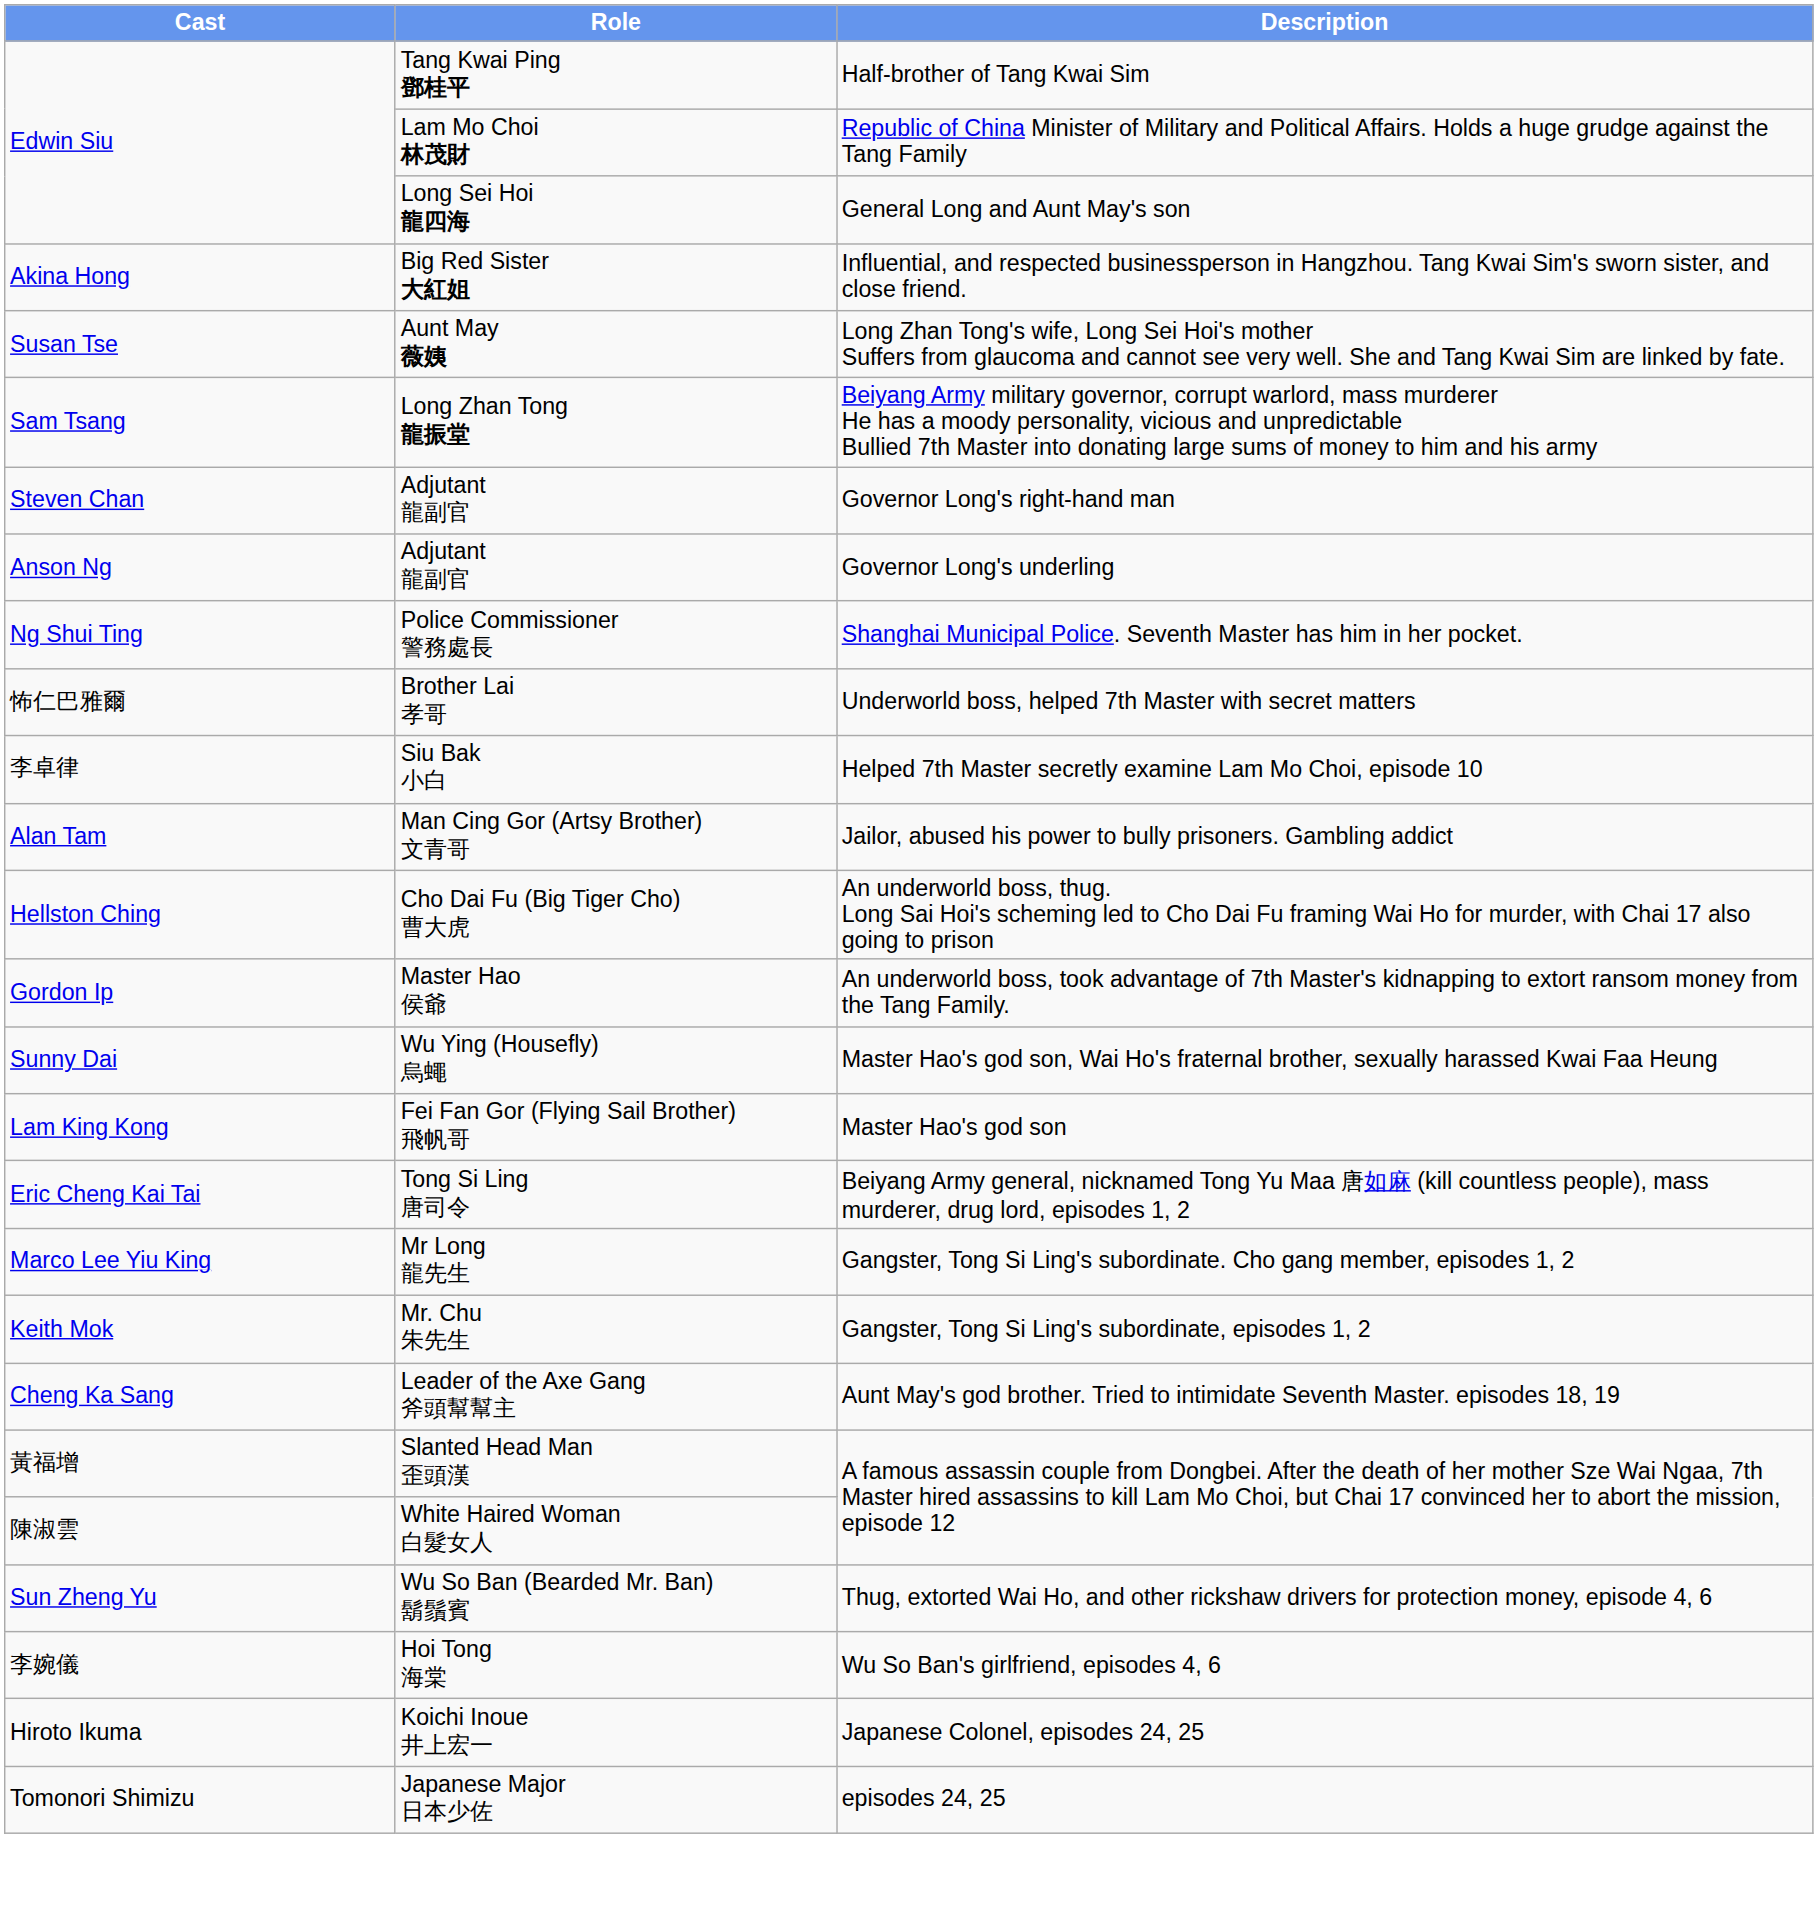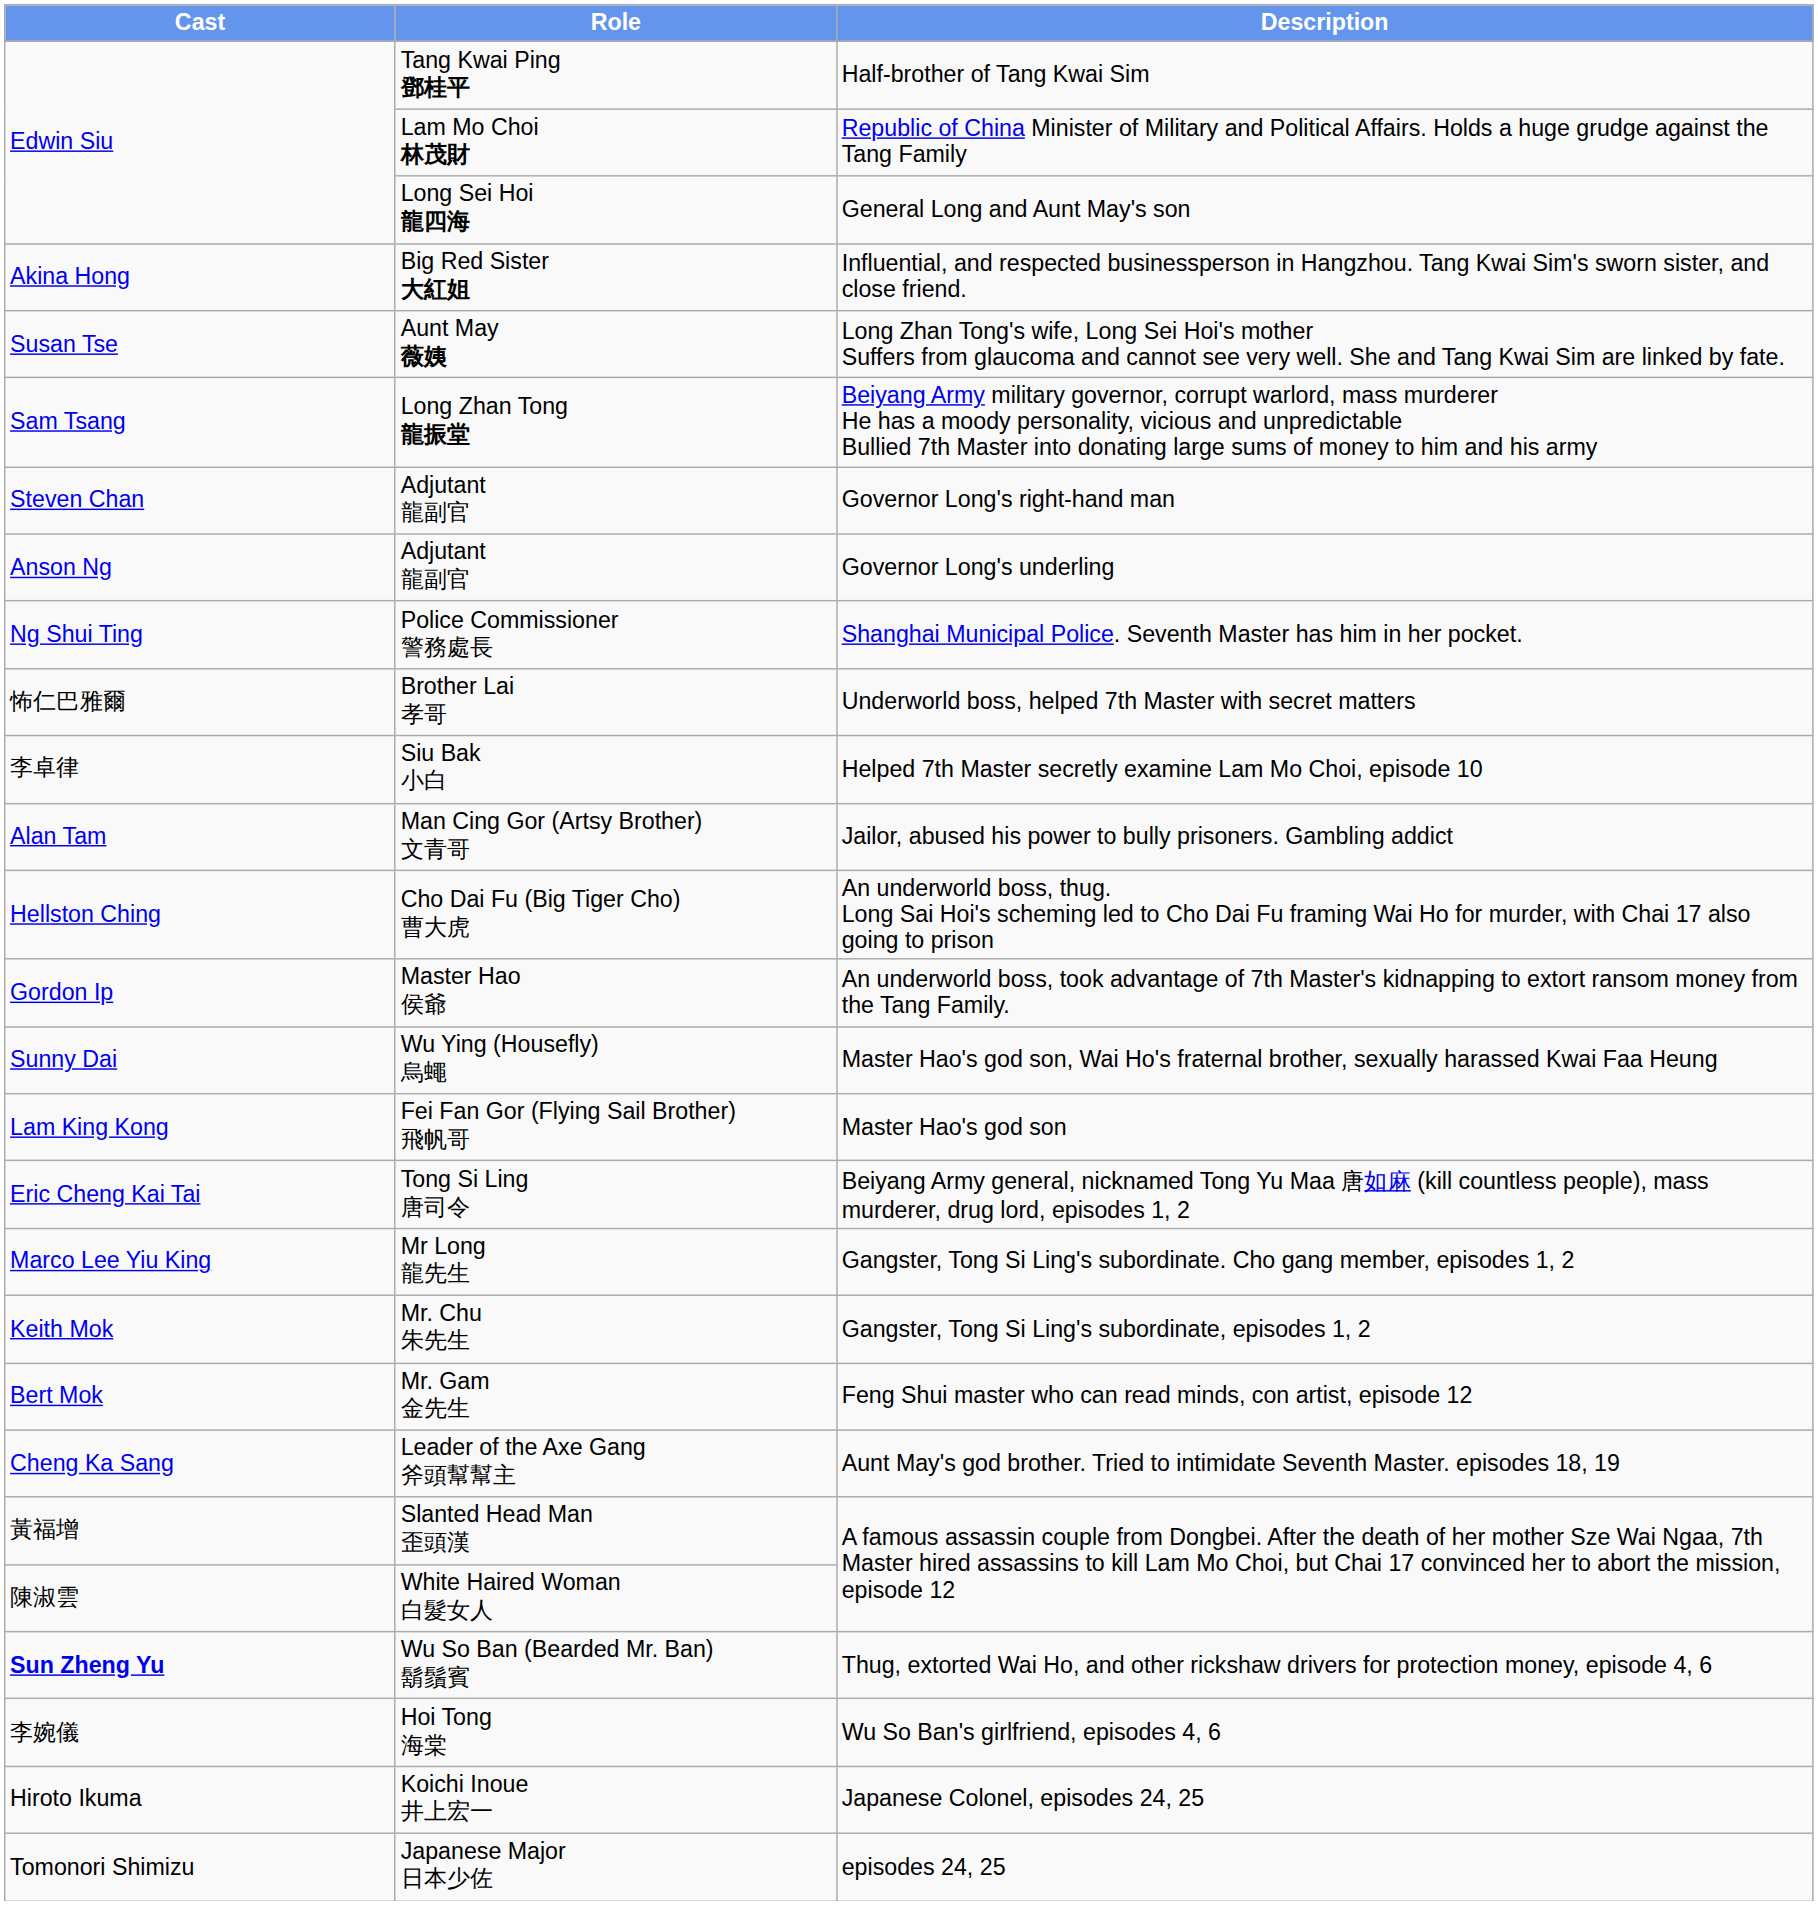+ row: (445, 1394)
(83, 1597) normal -> (87, 1665) bold
